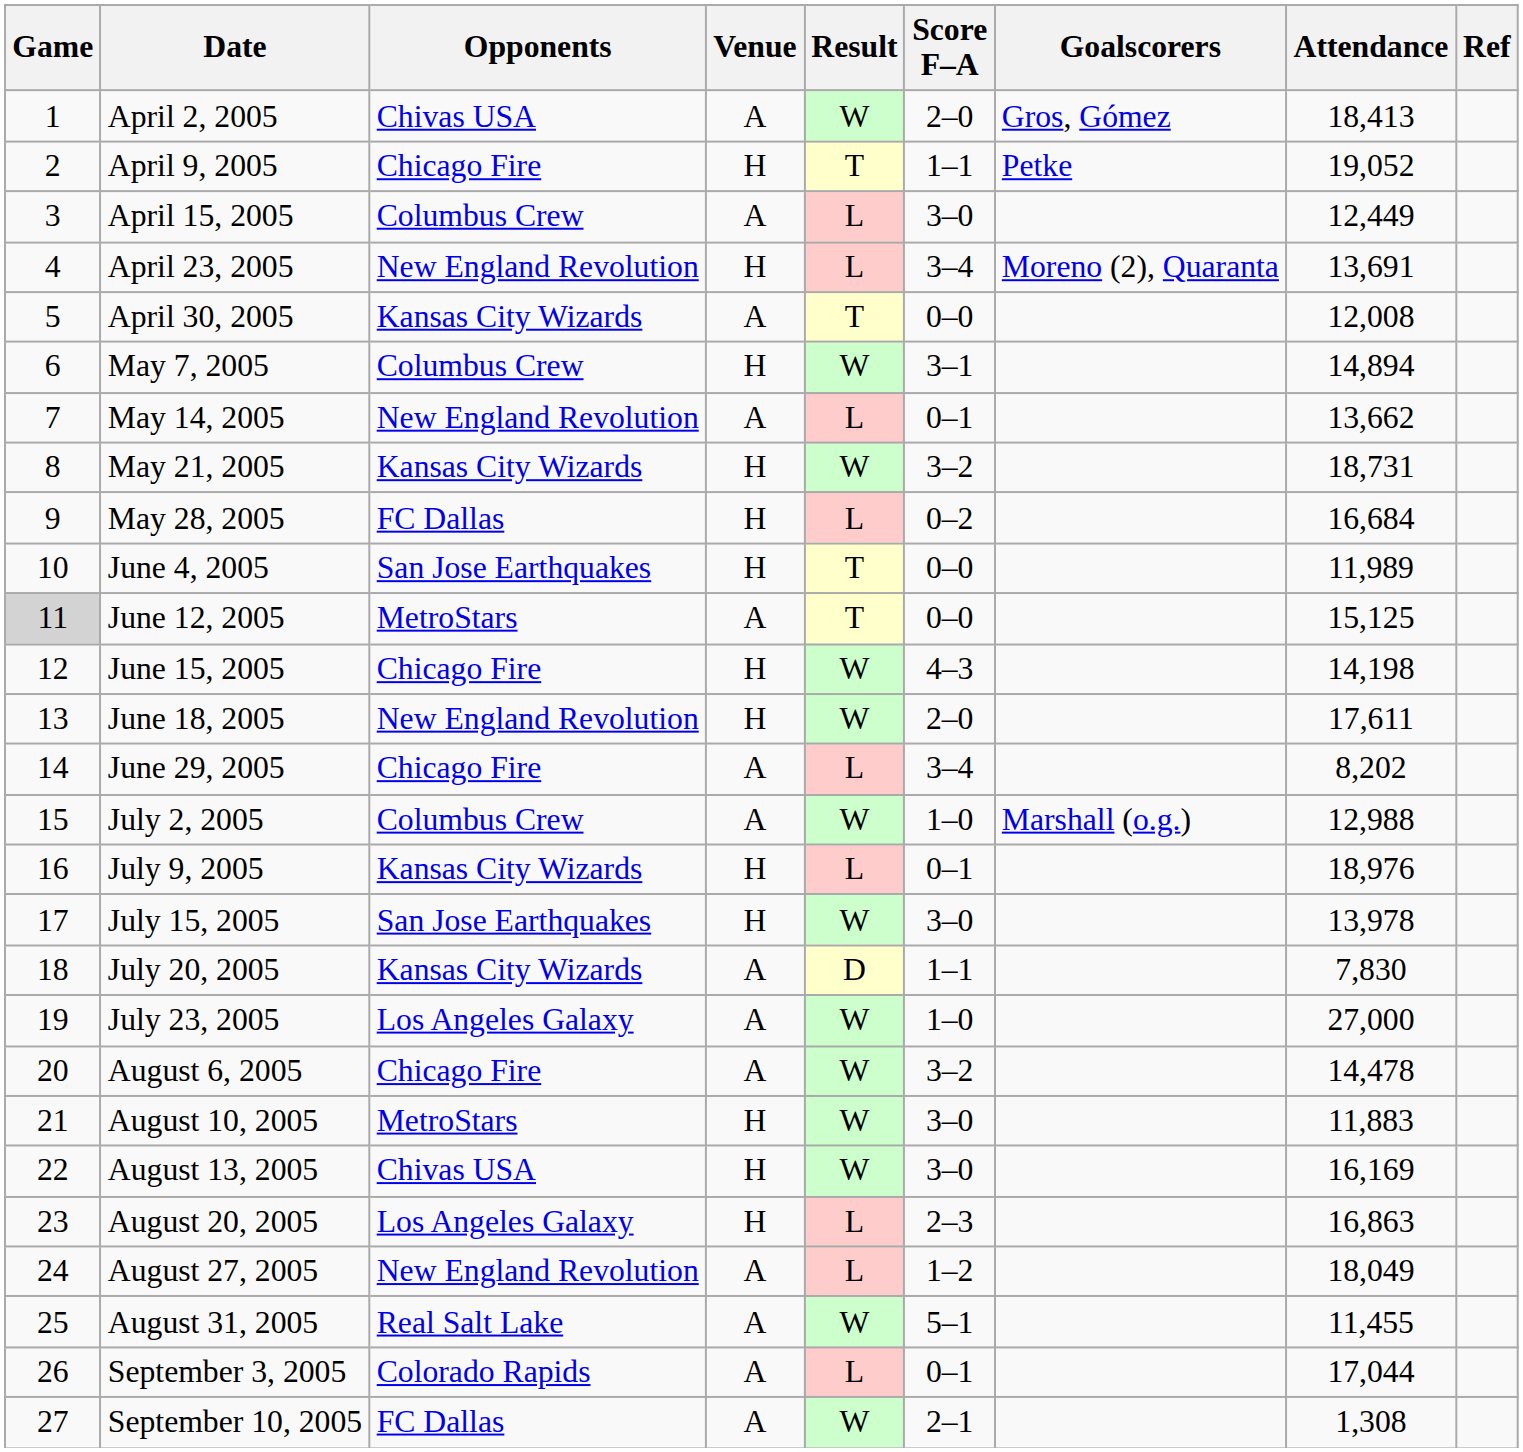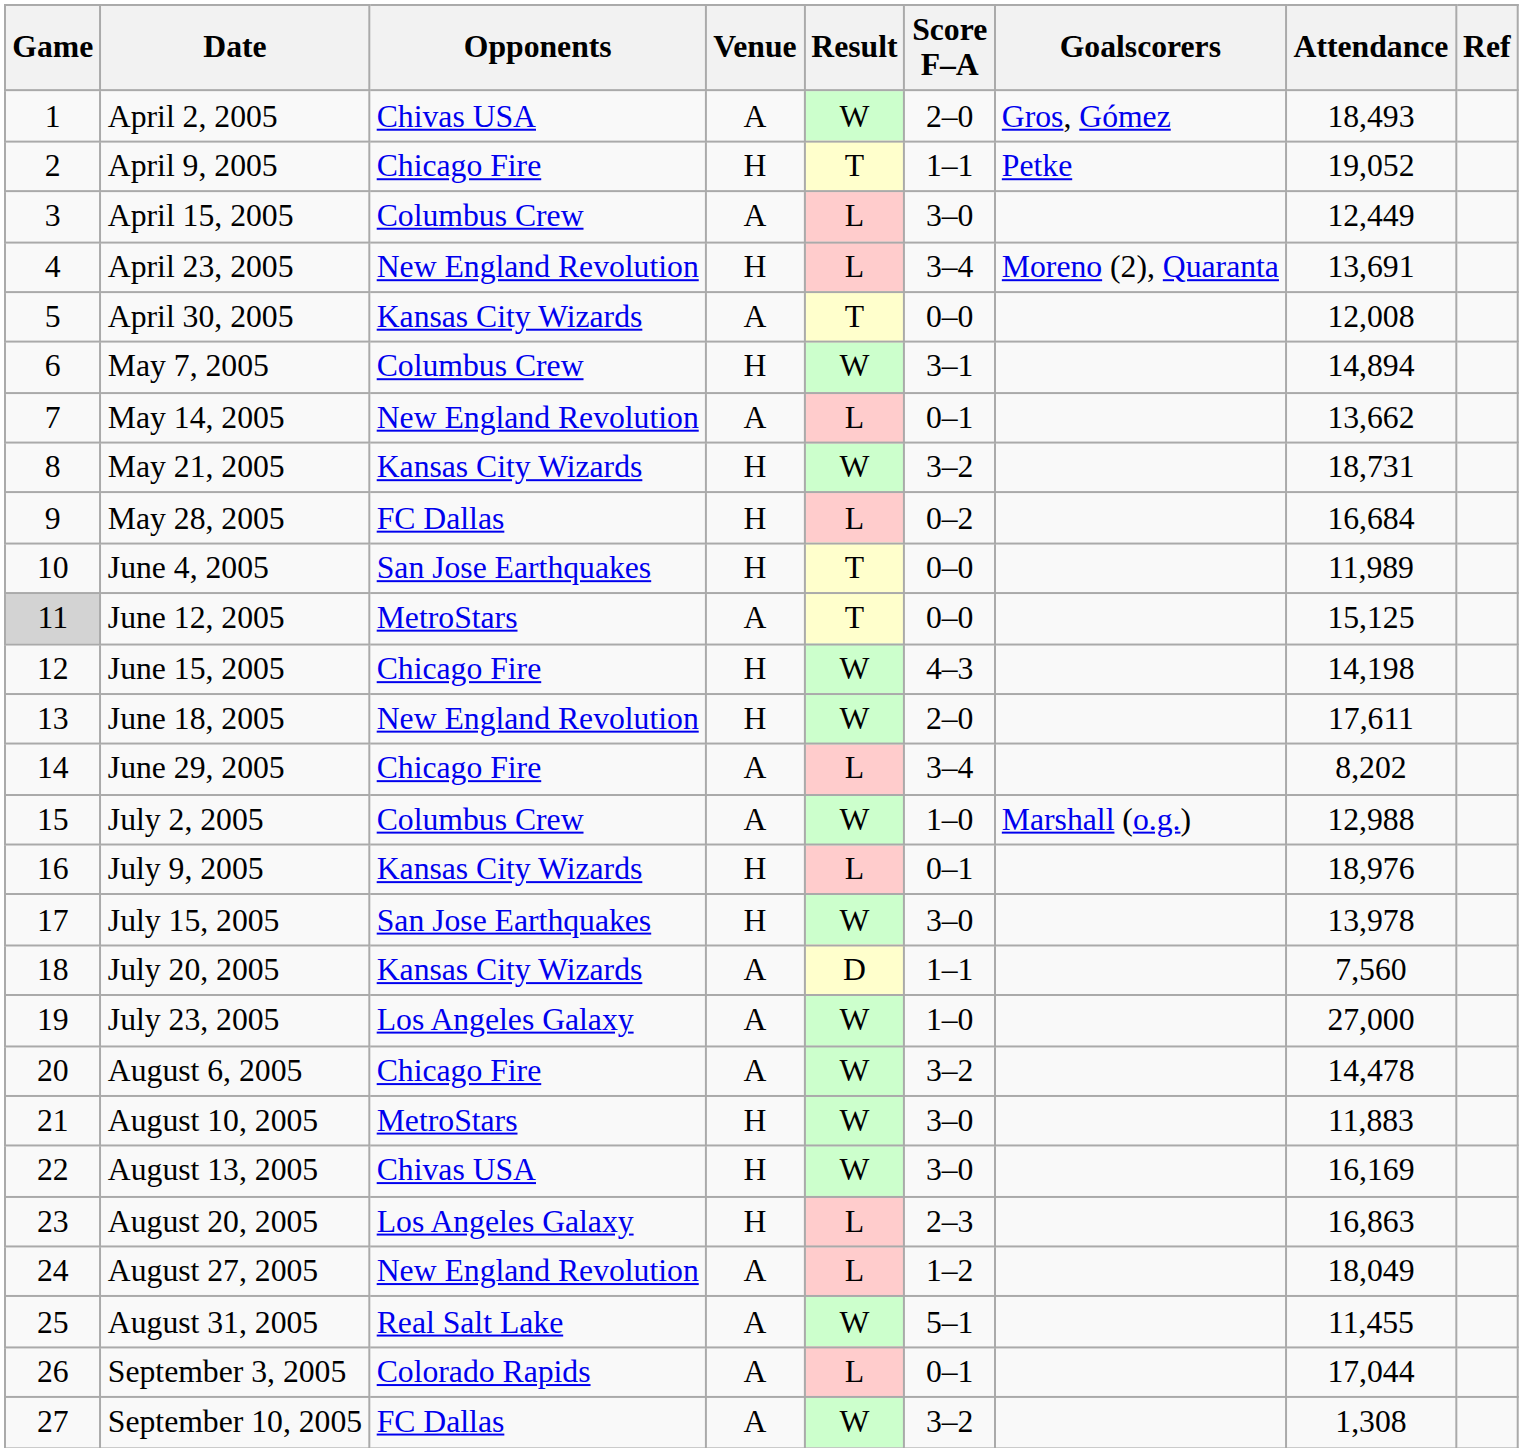(1371, 115) 18,413 -> (1371, 115) 18,493
(1371, 969) 7,830 -> (1371, 969) 7,560
(950, 1421) 2–1 -> (950, 1421) 3–2
